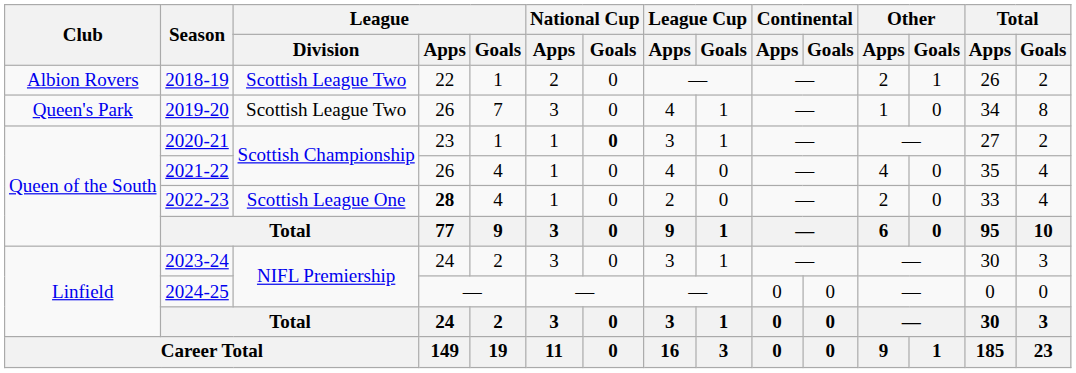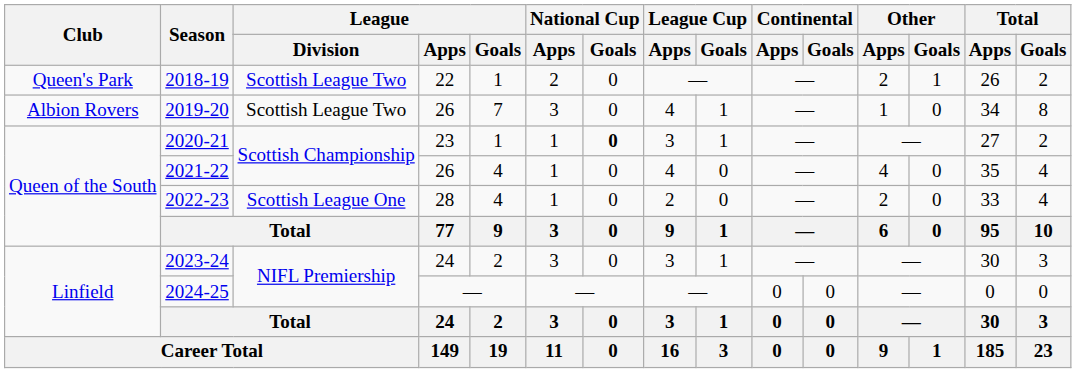(83, 79) Albion Rovers -> (83, 79) Queen's Park
(83, 110) Queen's Park -> (83, 110) Albion Rovers
(445, 200) bold -> (445, 200) normal
